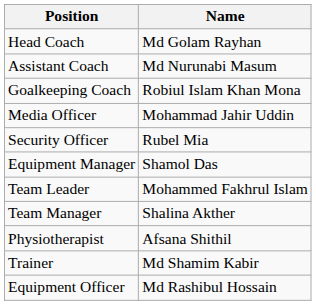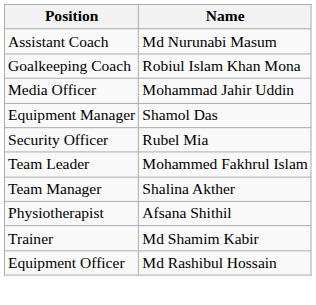- row: (46, 41)
rows swapped: (58, 139) <-> (72, 164)
